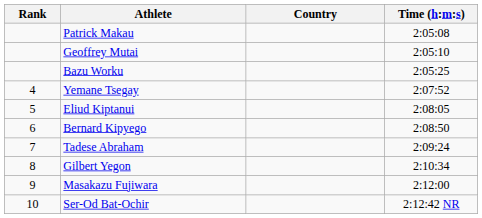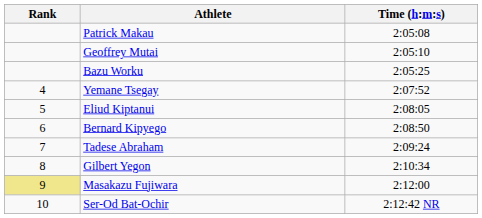- column: (315, 14)
(32, 185) no background -> (42, 185) khaki background
